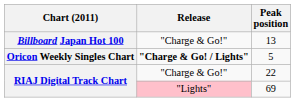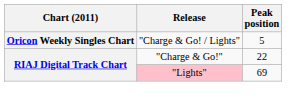- row: (271, 40)
(194, 56) bold -> (189, 40) normal
